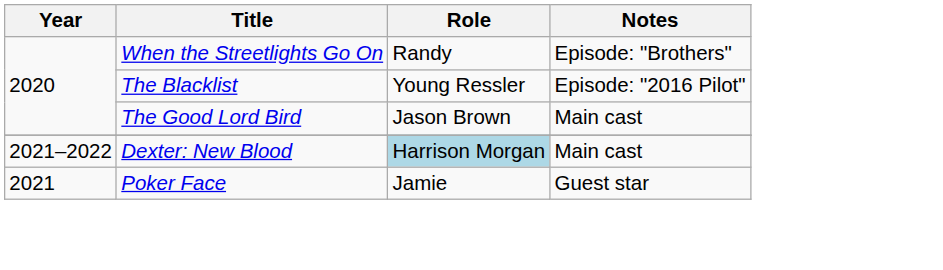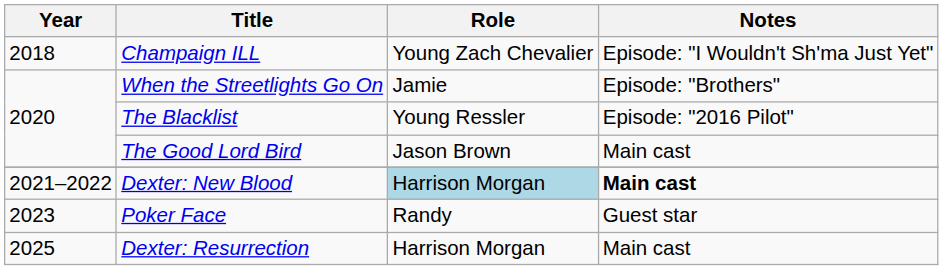+ row: (191, 53)
(422, 53) Randy -> (420, 85) Jamie
(598, 150) normal -> (649, 183) bold
(32, 183) 2021 -> (32, 215) 2023
(420, 183) Jamie -> (422, 215) Randy
+ row: (215, 248)
